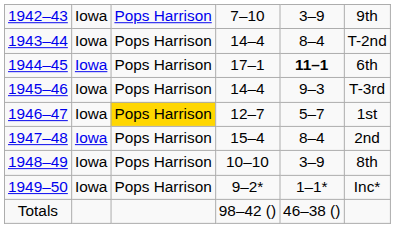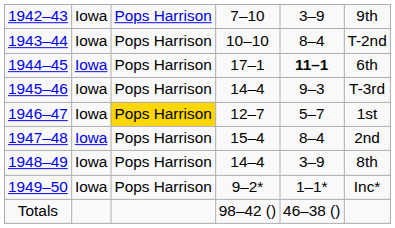(247, 41) 14–4 -> (247, 41) 10–10
(247, 162) 10–10 -> (247, 162) 14–4
